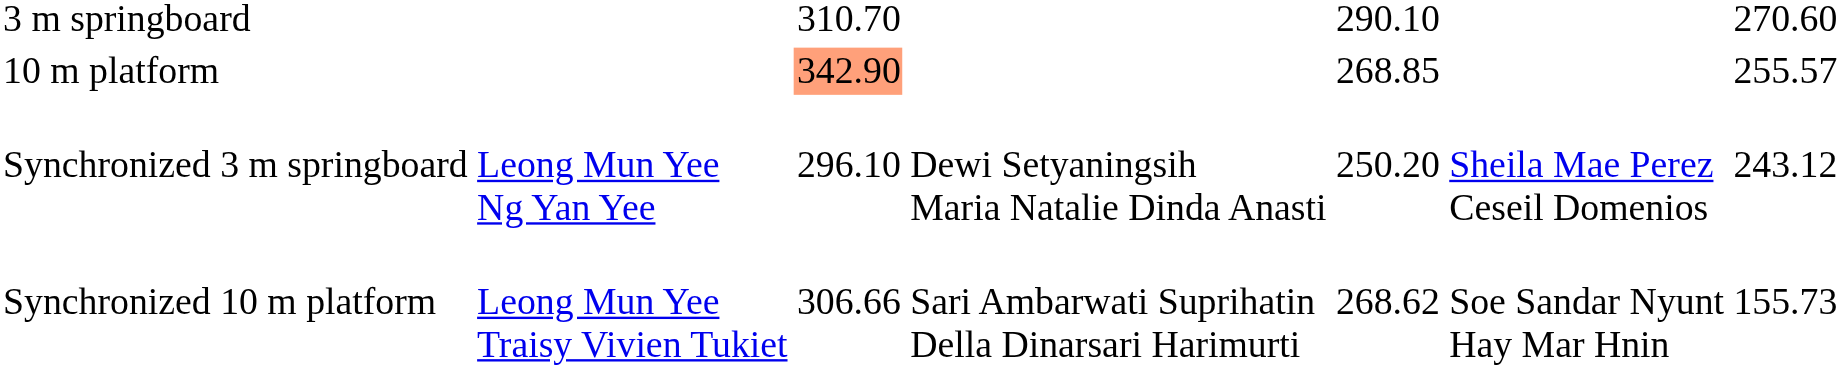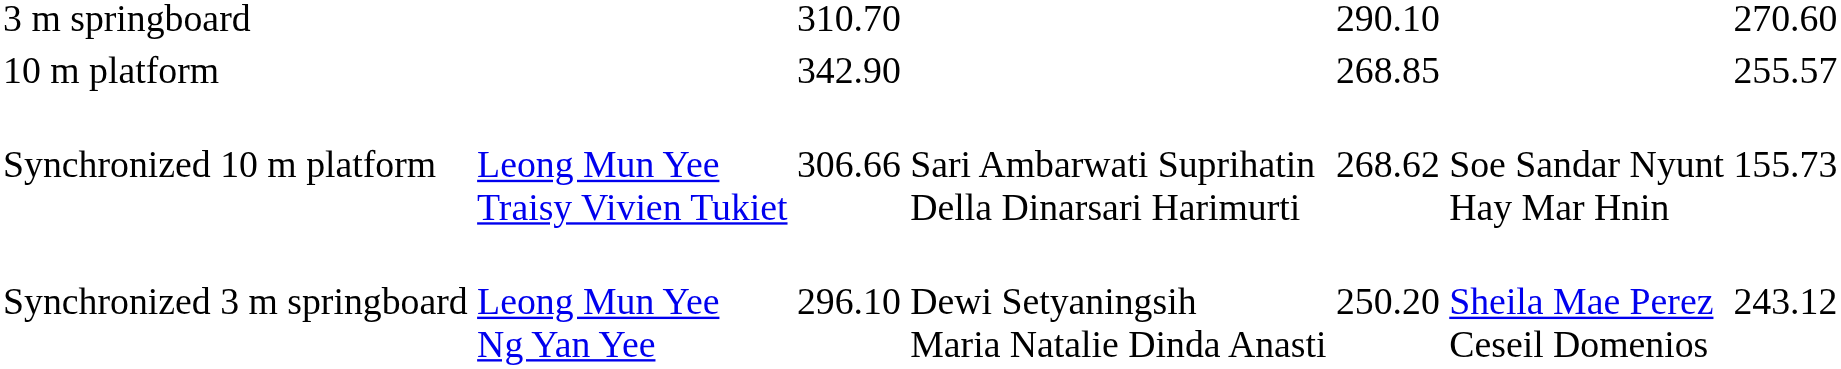(849, 70) lightsalmon background -> (849, 70) no background
rows swapped: (235, 164) <-> (220, 301)
